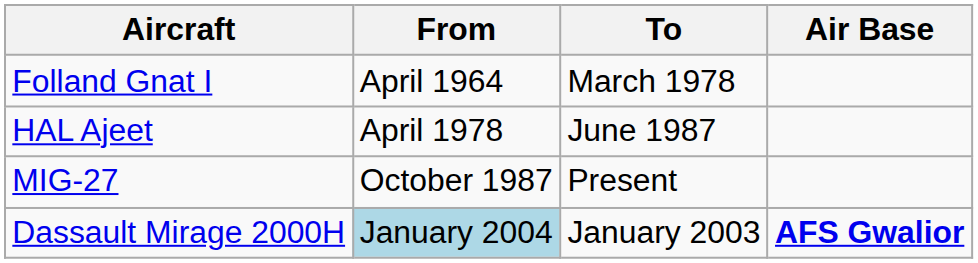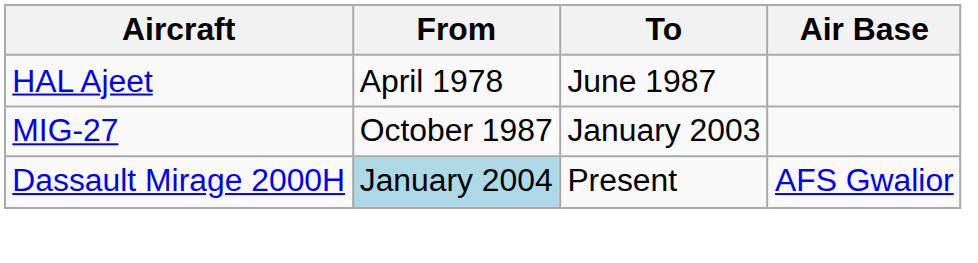- row: (112, 80)
(622, 181) Present -> (664, 130) January 2003
(664, 231) January 2003 -> (622, 181) Present
(870, 231) bold -> (864, 181) normal
